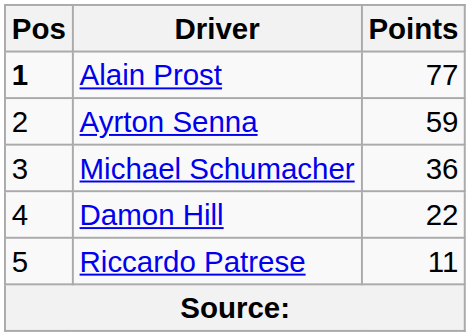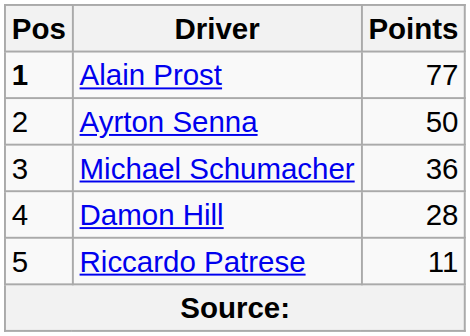(442, 122) 59 -> (442, 122) 50
(442, 215) 22 -> (442, 215) 28
